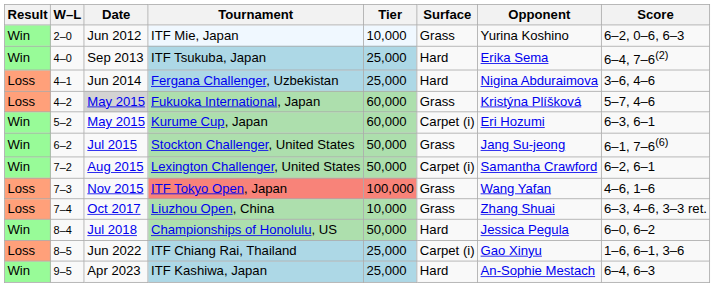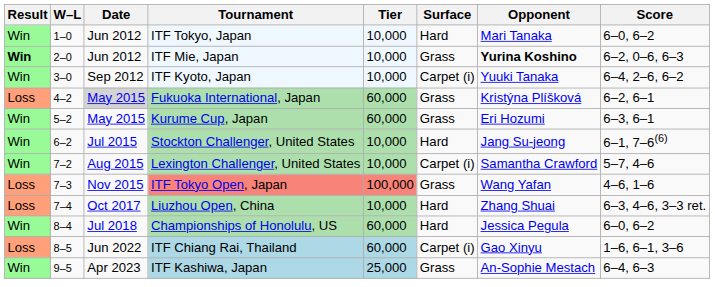+ row: (201, 35)
(19, 35) normal -> (19, 56) bold
(525, 35) normal -> (529, 56) bold
+ row: (201, 77)
- row: (208, 58)
- row: (245, 80)
(630, 101) 5–7, 4–6 -> (629, 98) 6–2, 6–1
(447, 122) Carpet (i) -> (437, 118) Grass
(386, 145) 50,000 -> (386, 141) 10,000
(437, 145) Grass -> (434, 141) Hard
(386, 167) 50,000 -> (386, 164) 10,000
(630, 167) 6–2, 6–1 -> (629, 164) 5–7, 4–6
(437, 209) Grass -> (434, 205) Hard
(386, 230) 50,000 -> (386, 226) 60,000
(386, 250) 25,000 -> (386, 247) 60,000
(434, 271) Hard -> (437, 268) Grass
